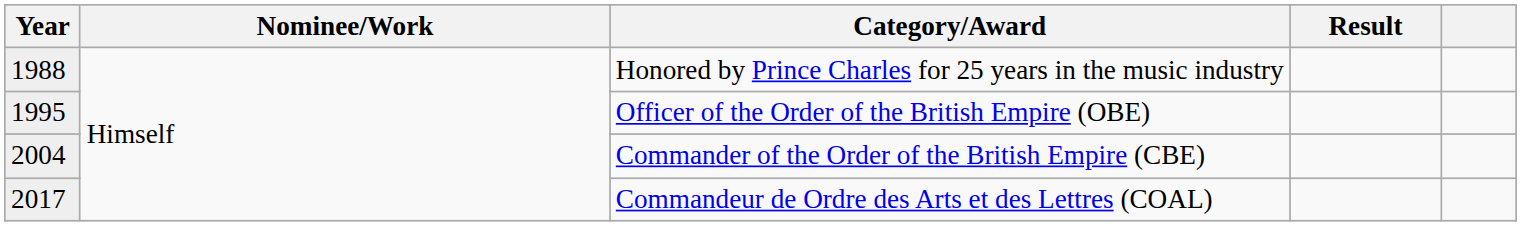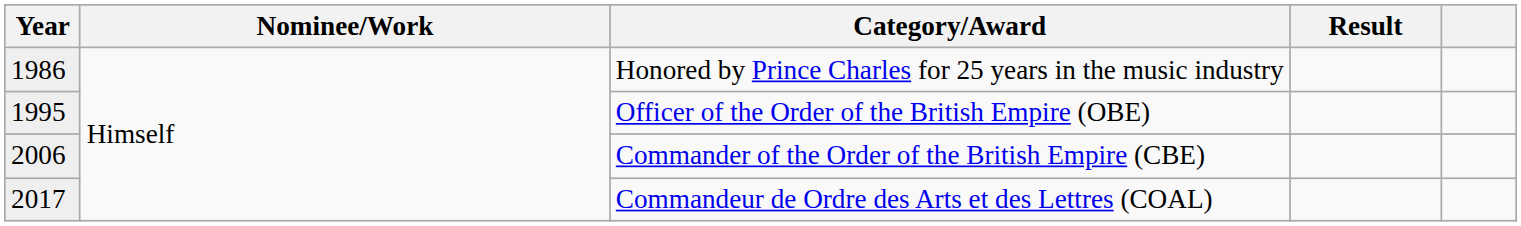(38, 69) 1988 -> (38, 69) 1986
(38, 155) 2004 -> (38, 155) 2006
